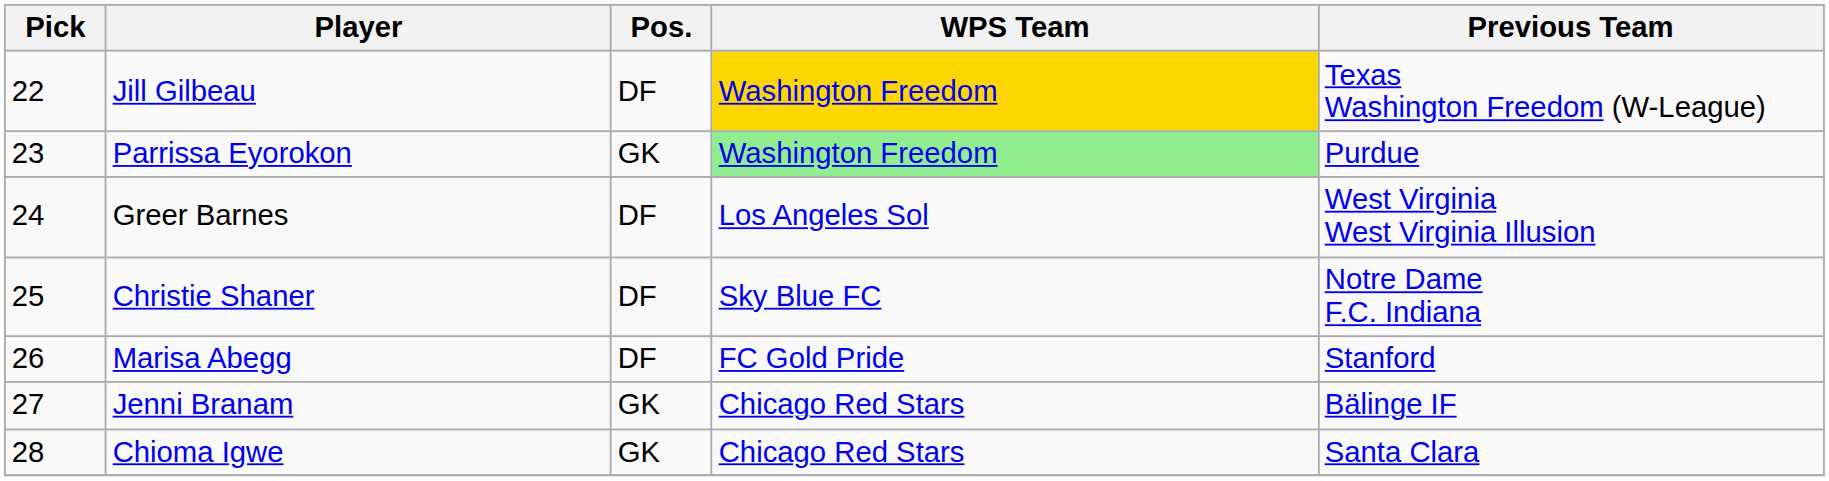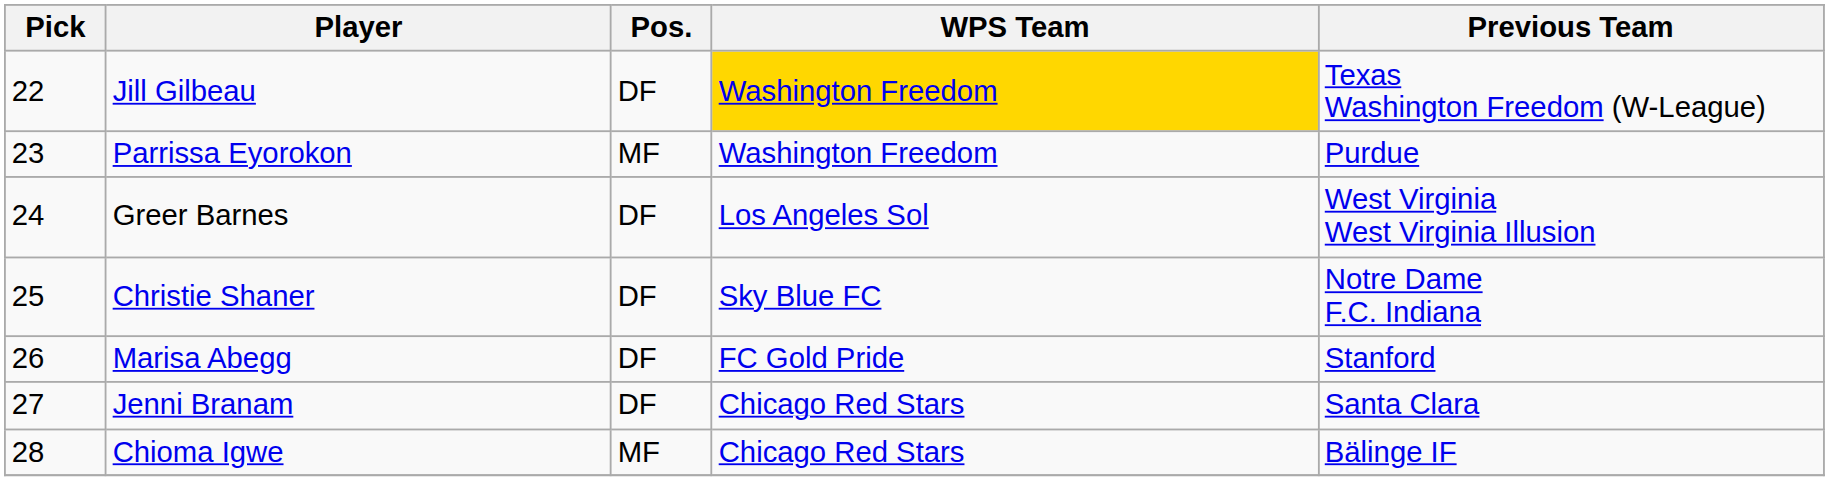(639, 153) GK -> (639, 153) MF
(858, 153) lightgreen background -> (858, 153) no background
(639, 405) GK -> (637, 405) DF
(1391, 405) Bälinge IF -> (1402, 405) Santa Clara
(639, 451) GK -> (639, 451) MF
(1402, 451) Santa Clara -> (1391, 451) Bälinge IF
